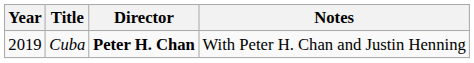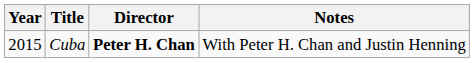(25, 44) 2019 -> (25, 44) 2015
